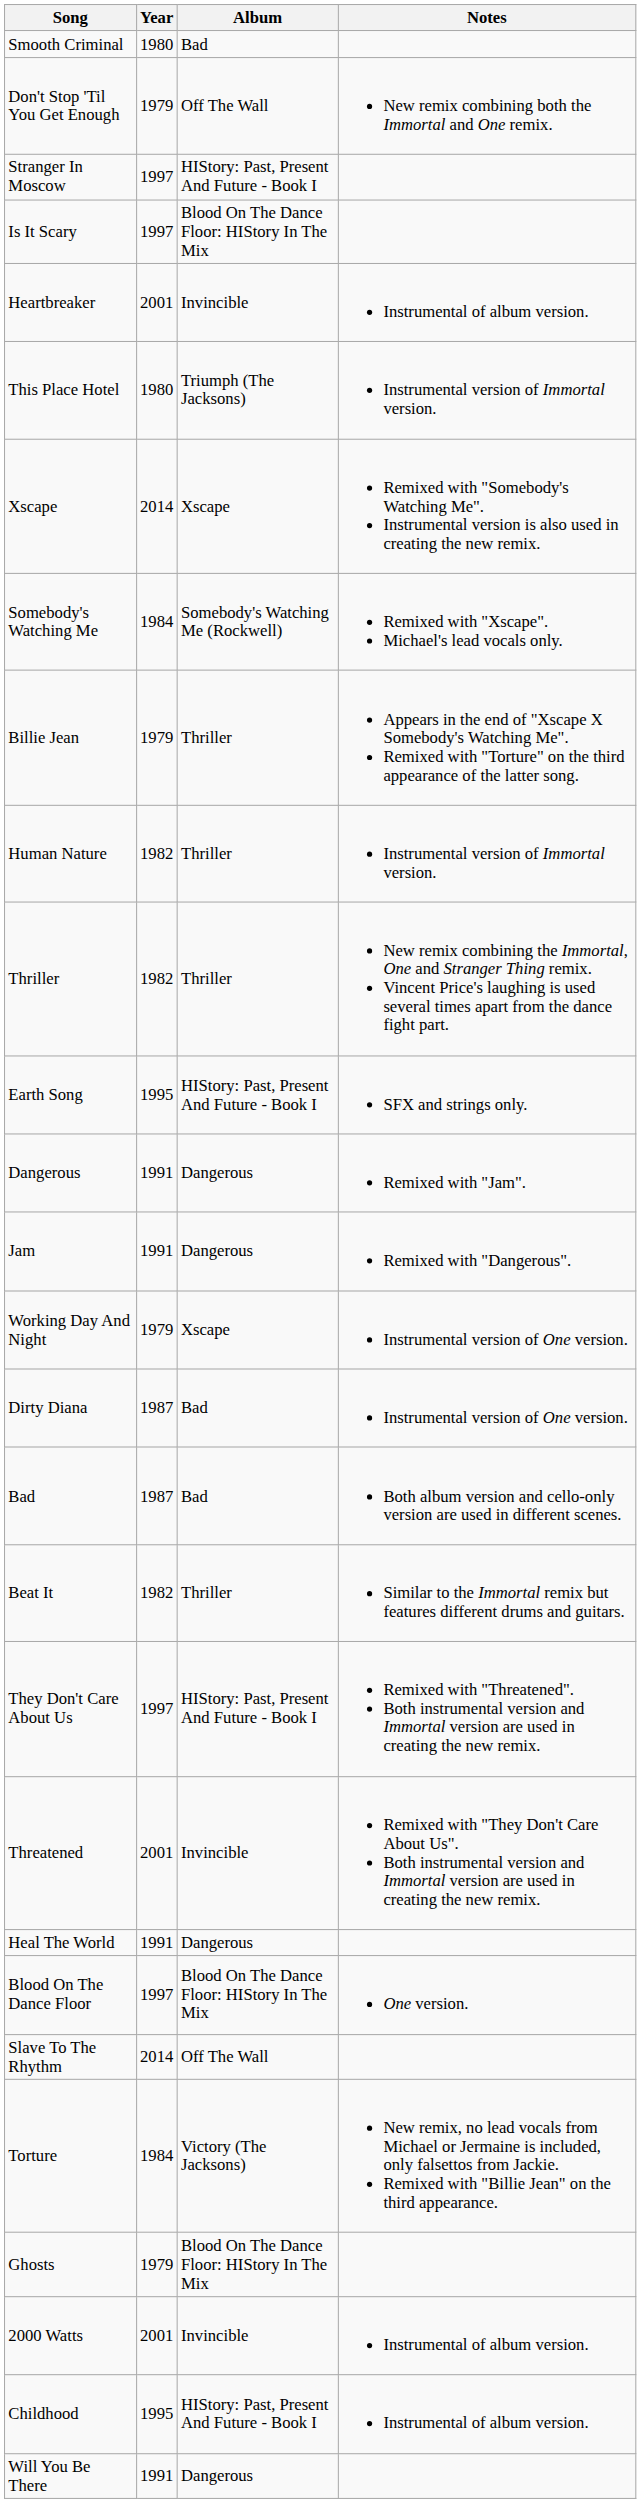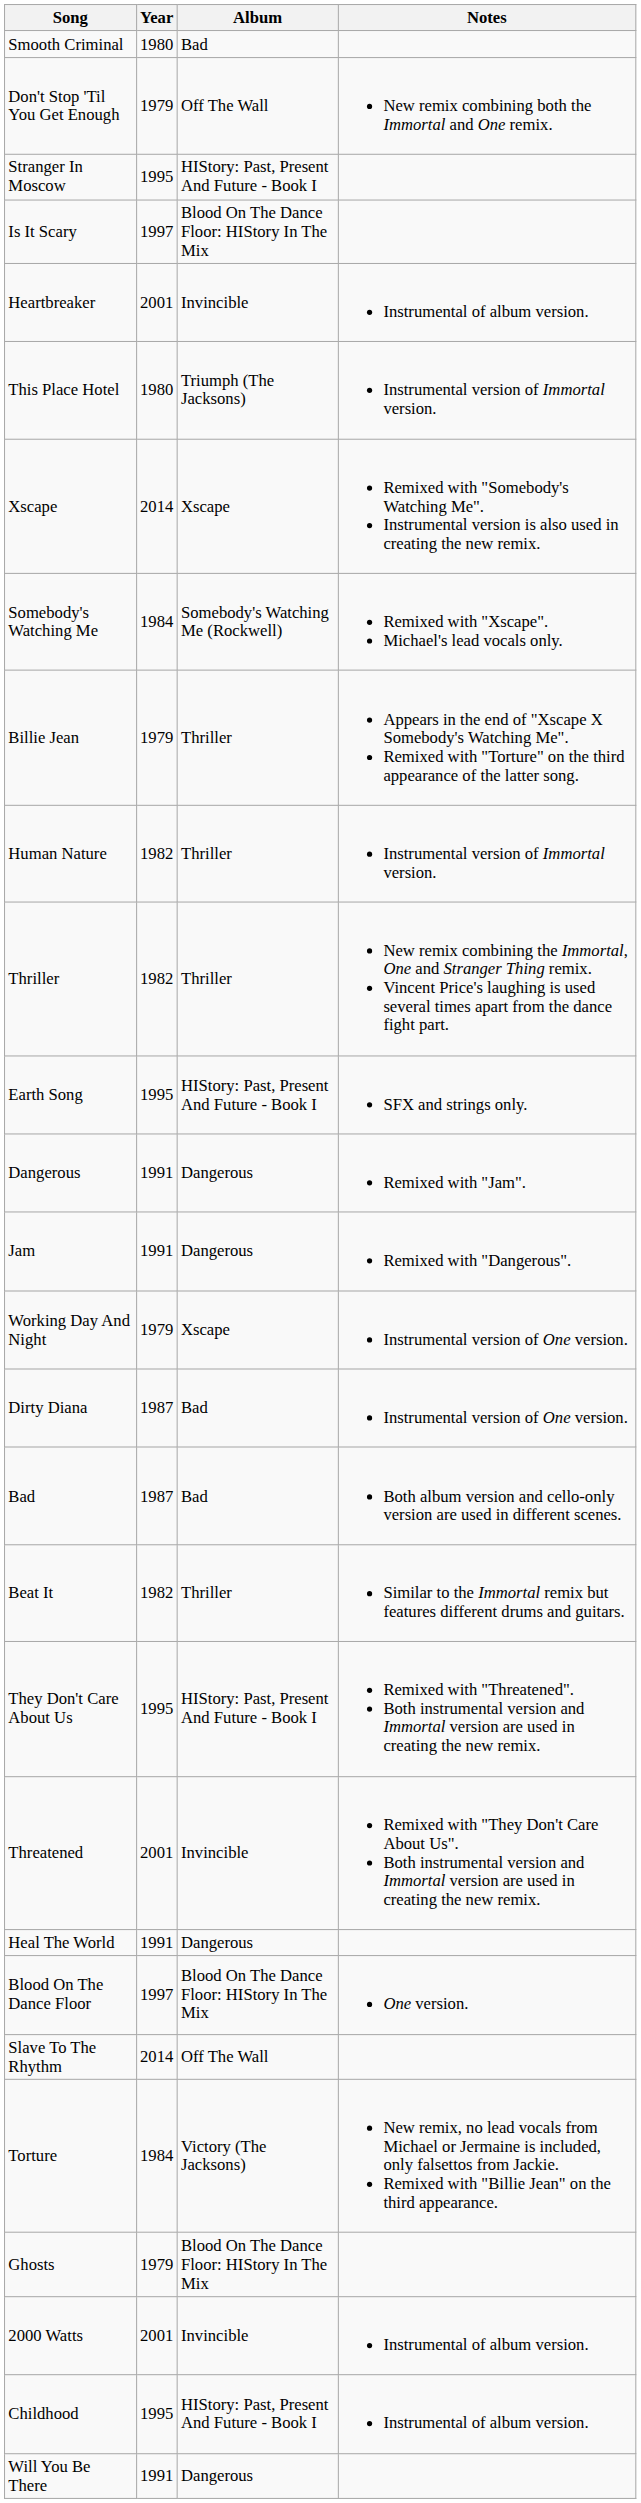(157, 176) 1997 -> (157, 176) 1995
(157, 1708) 1997 -> (157, 1708) 1995
